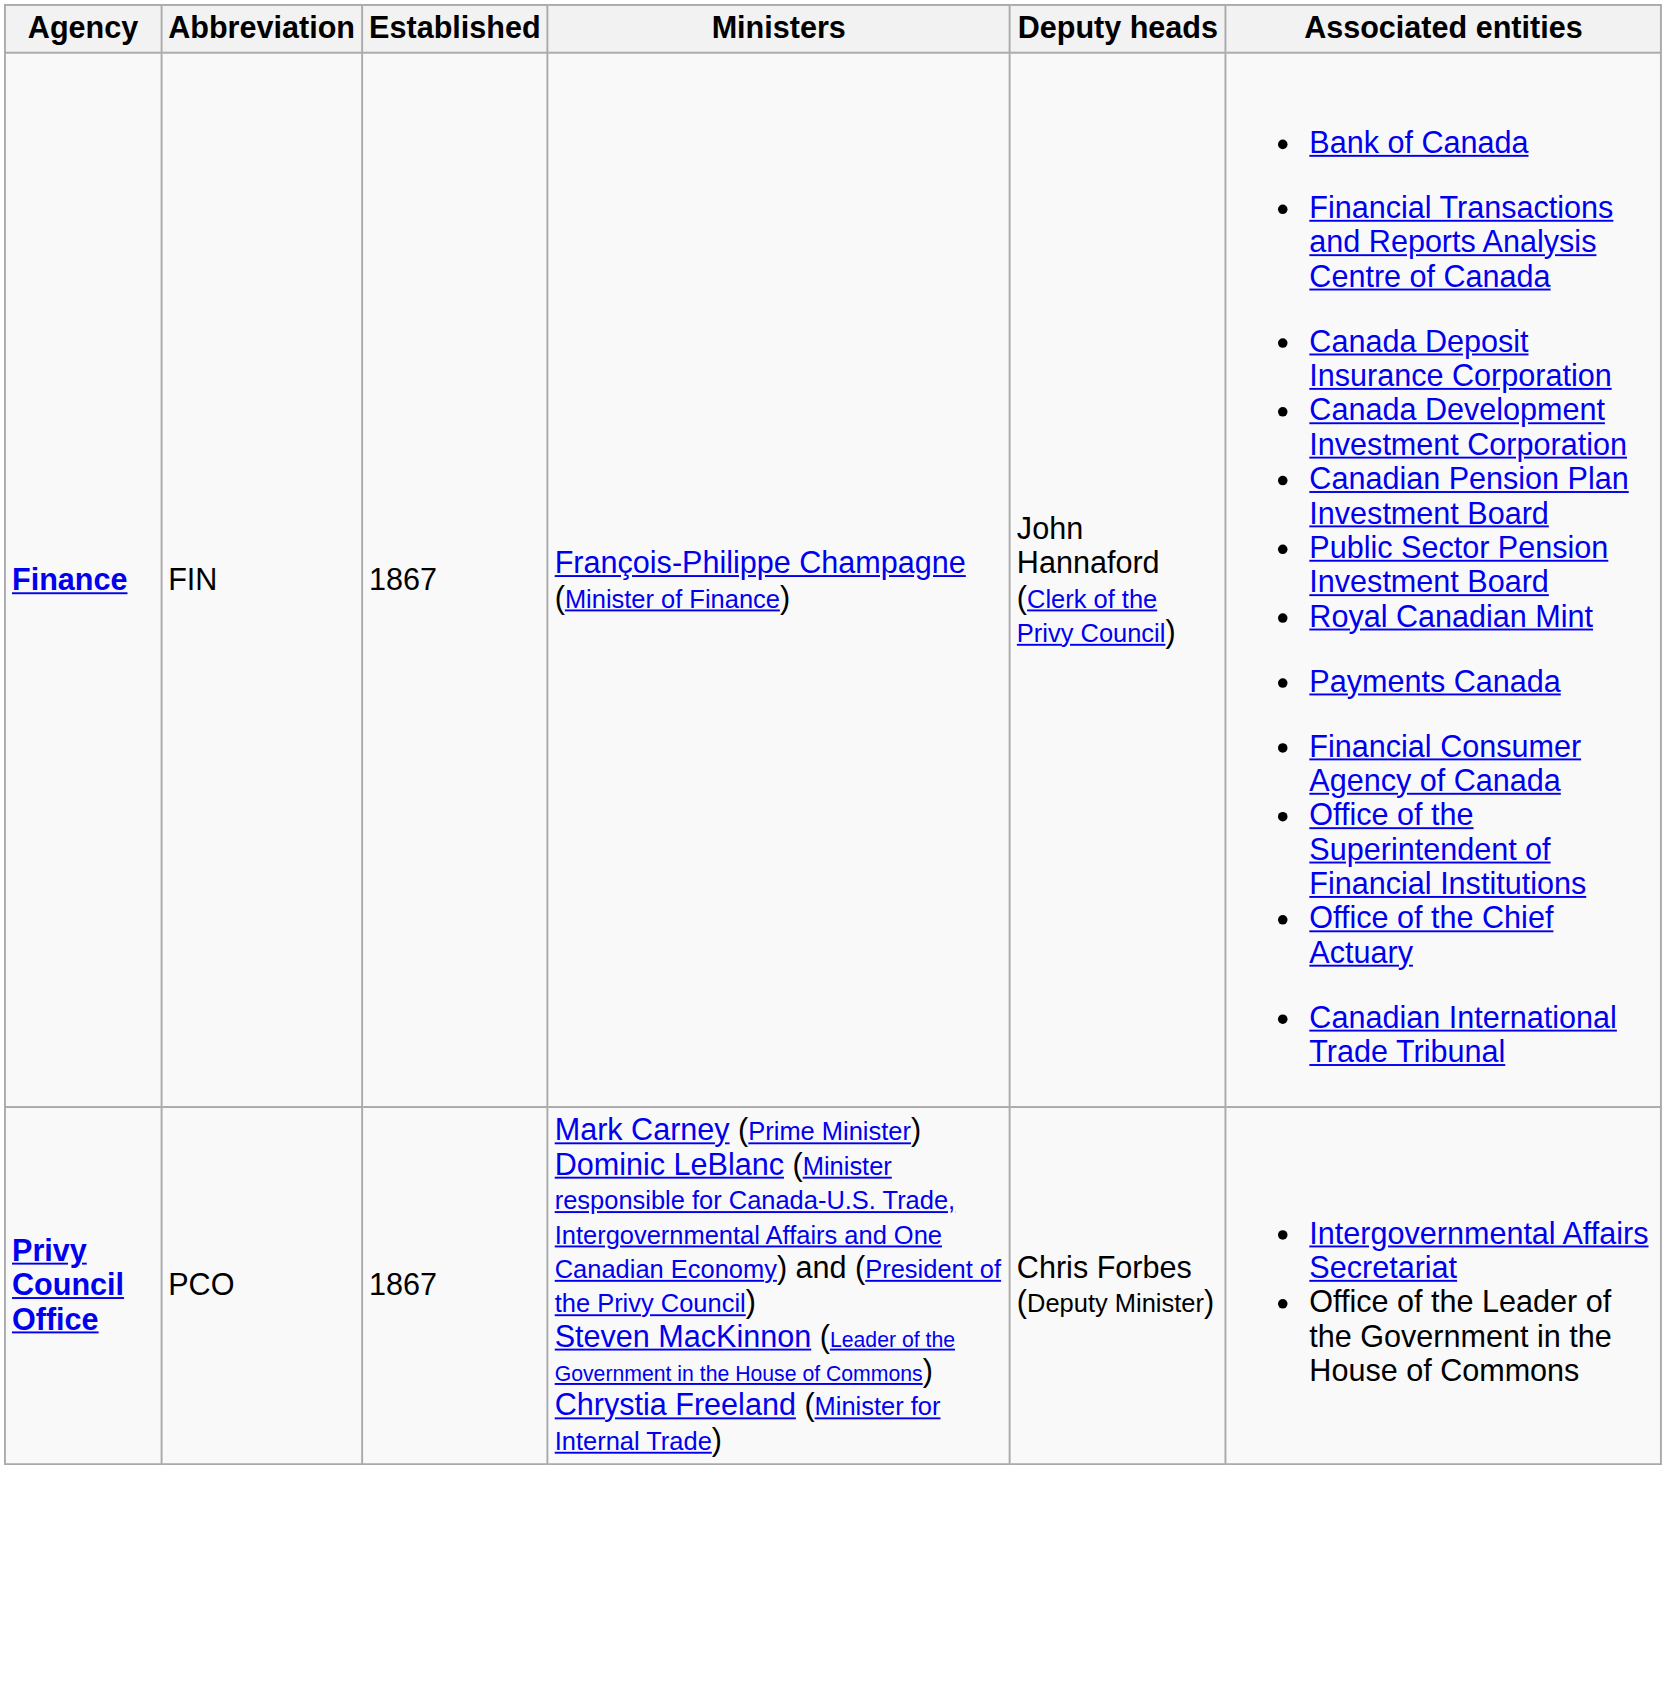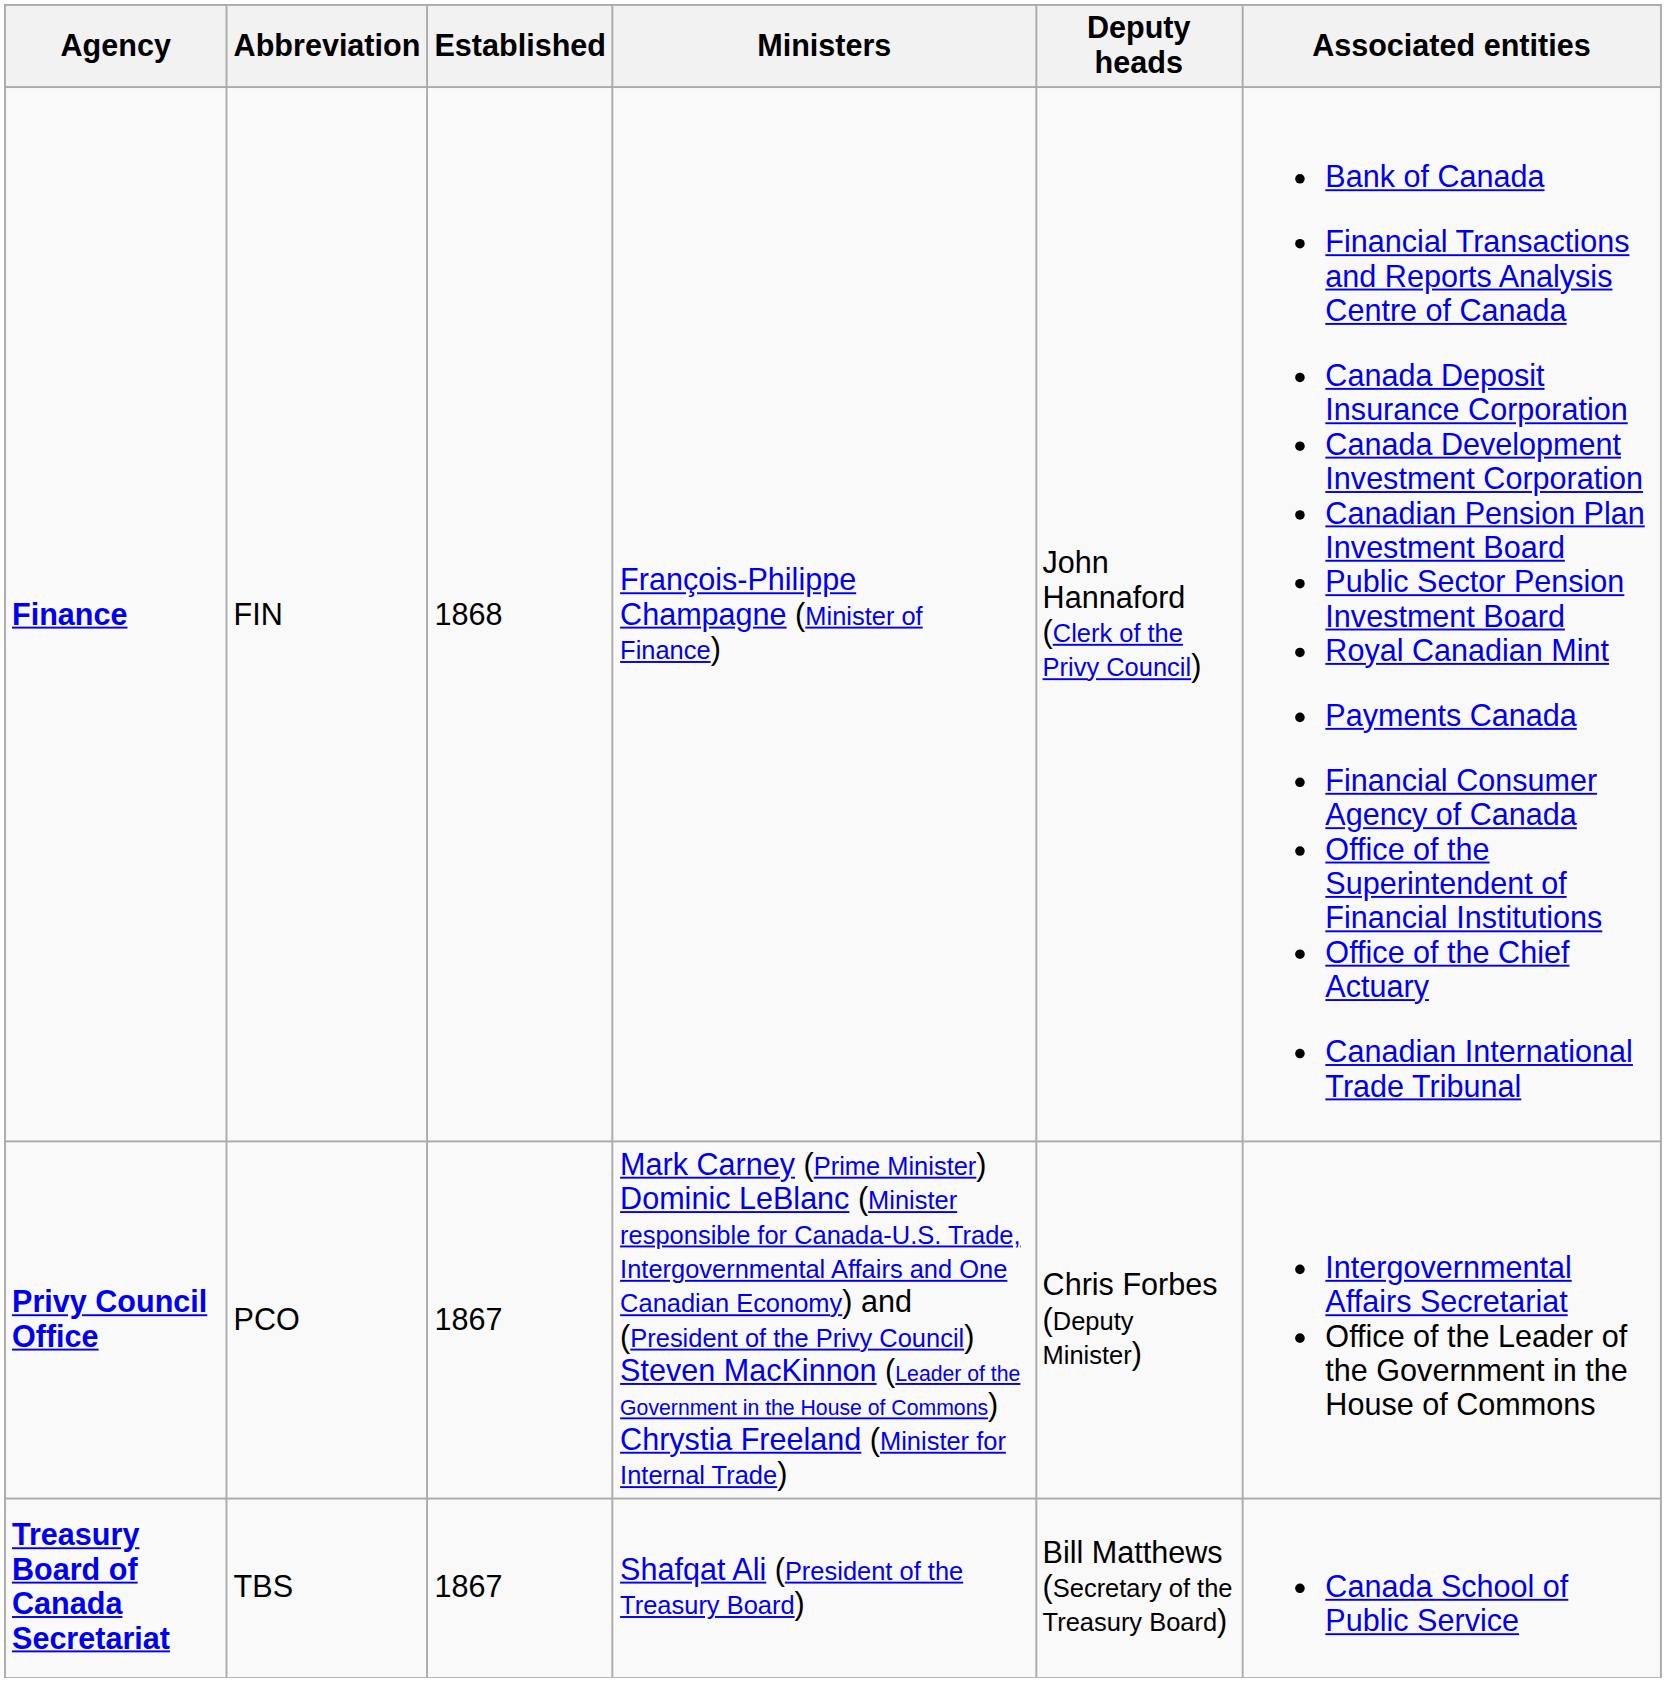(403, 579) 1867 -> (468, 613) 1868
+ row: (91, 1587)
